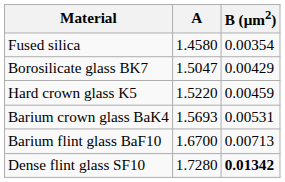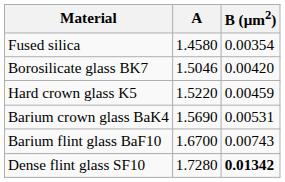(197, 68) 1.5047 -> (197, 68) 1.5046
(249, 68) 0.00429 -> (249, 68) 0.00420
(197, 117) 1.5693 -> (197, 117) 1.5690
(249, 141) 0.00713 -> (249, 141) 0.00743
